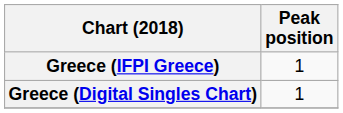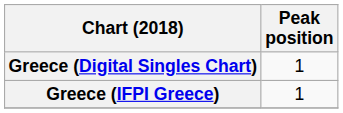rows swapped: (133, 66) <-> (133, 94)
